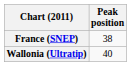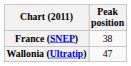(108, 54) 40 -> (108, 54) 47
